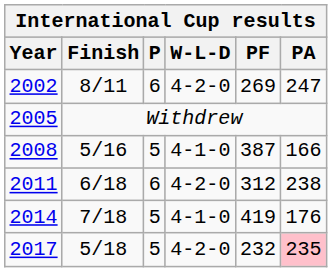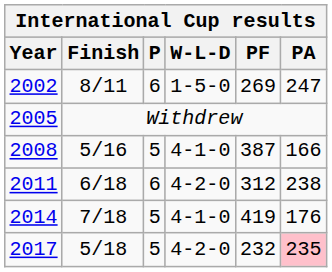(200, 86) 4-2-0 -> (200, 86) 1-5-0
